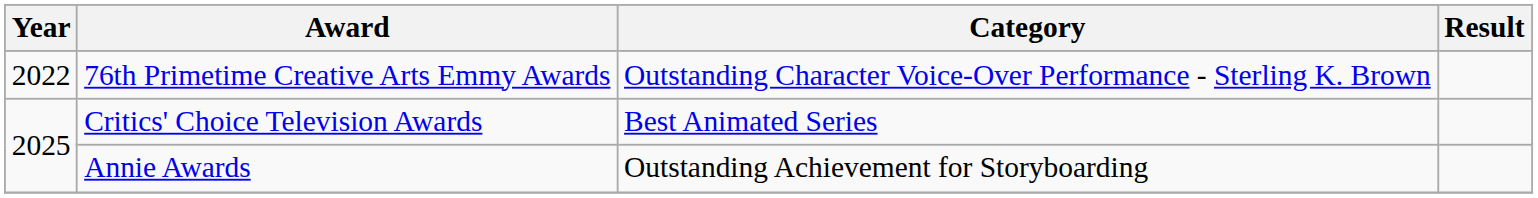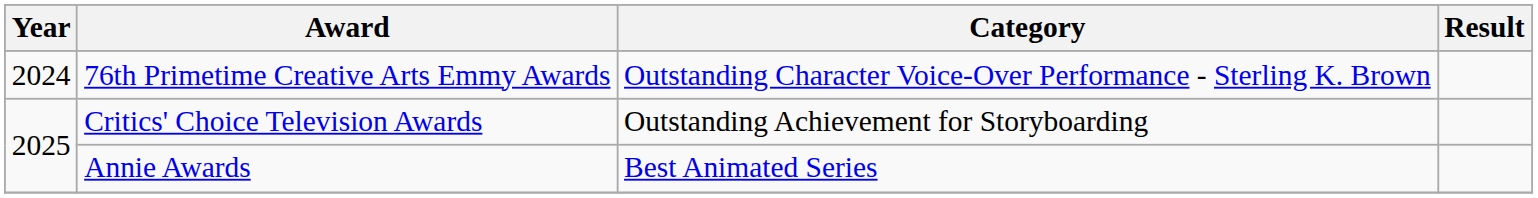(41, 74) 2022 -> (41, 74) 2024
(751, 121) Best Animated Series -> (886, 121) Outstanding Achievement for Storyboarding
(886, 167) Outstanding Achievement for Storyboarding -> (751, 167) Best Animated Series
